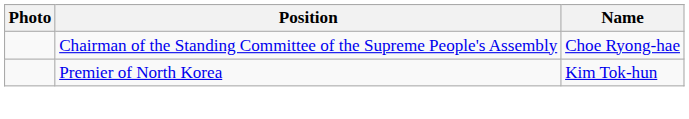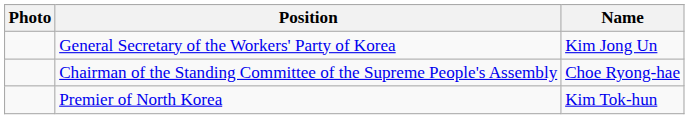+ row: (227, 45)
